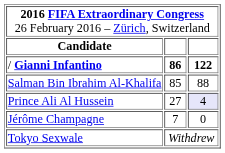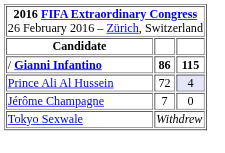(203, 64) 122 -> (190, 64) 115
- row: (85, 83)
(175, 101) 27 -> (165, 83) 72
